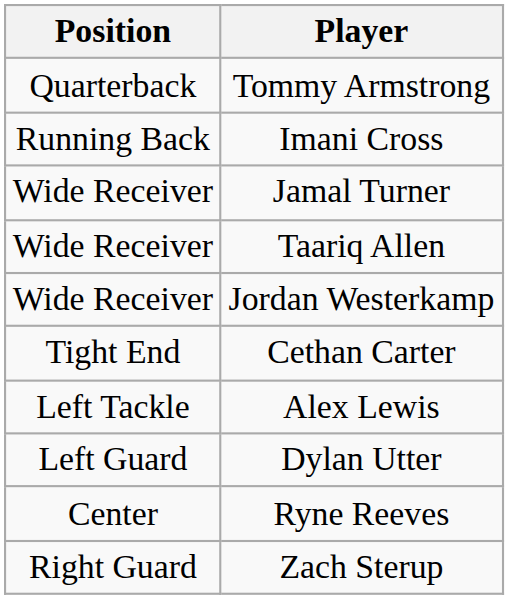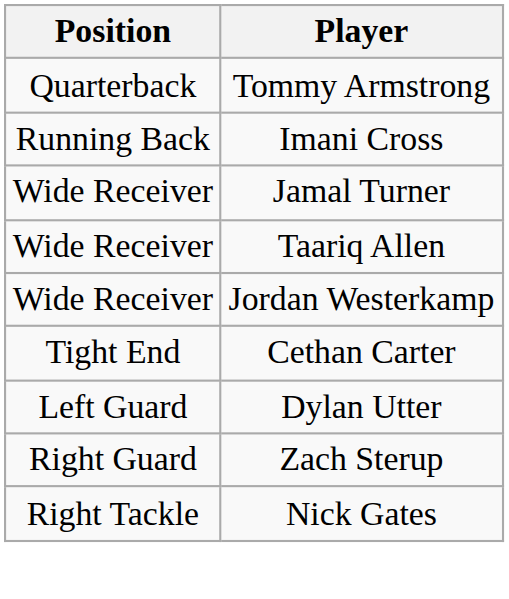- row: (361, 406)
- row: (361, 513)
+ row: (361, 513)
